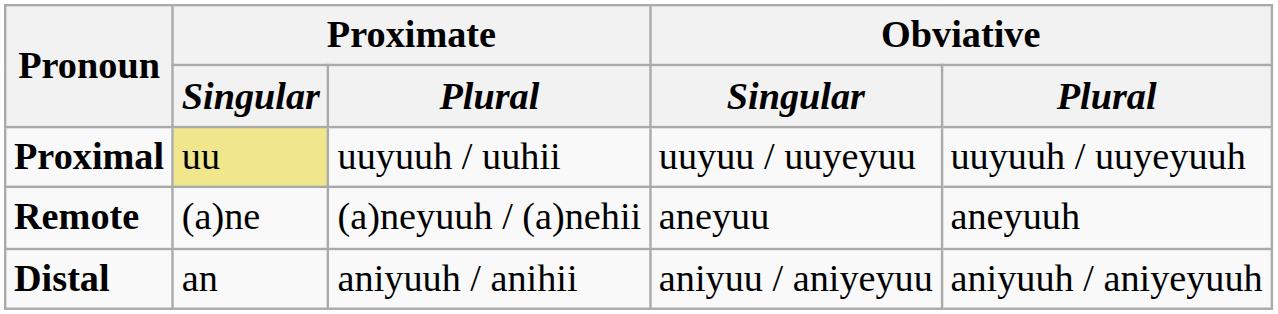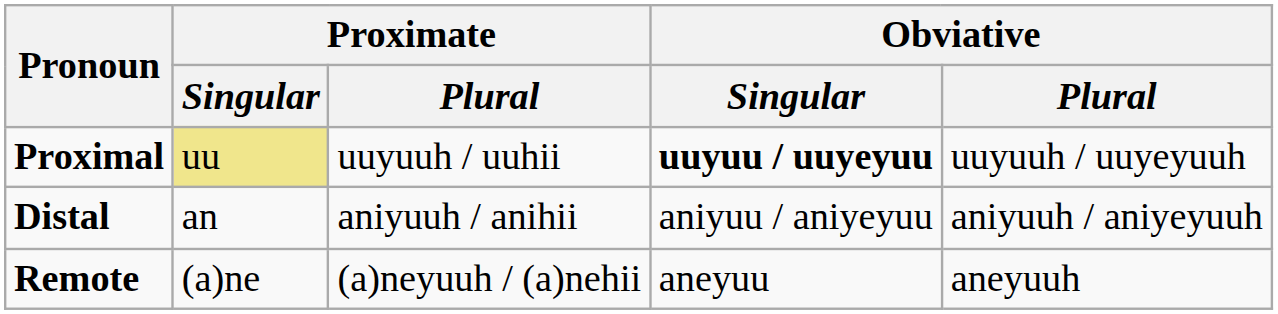(787, 156) normal -> (796, 156) bold
rows swapped: (62, 277) <-> (77, 216)
